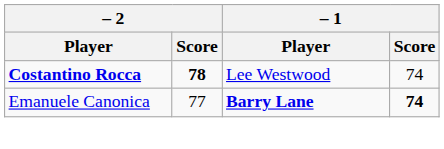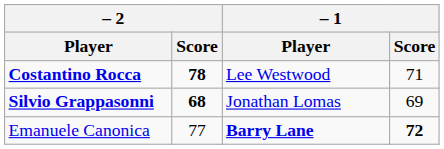(415, 74) 74 -> (415, 74) 71
+ row: (81, 102)
(415, 102) 74 -> (415, 130) 72
